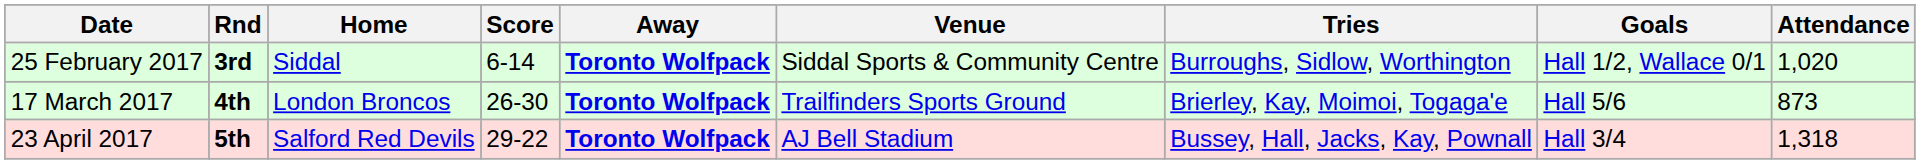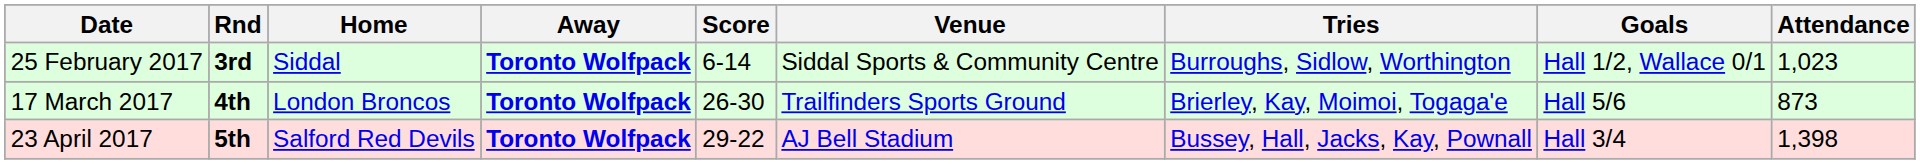columns swapped: (520, 24) <-> (668, 24)
(1808, 62) 1,020 -> (1808, 62) 1,023
(1808, 139) 1,318 -> (1808, 139) 1,398
